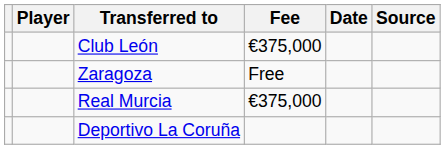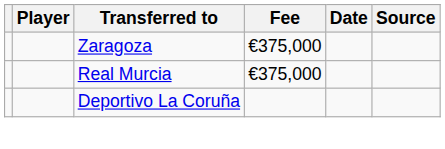- row: (118, 46)
(266, 74) Free -> (285, 46) €375,000
